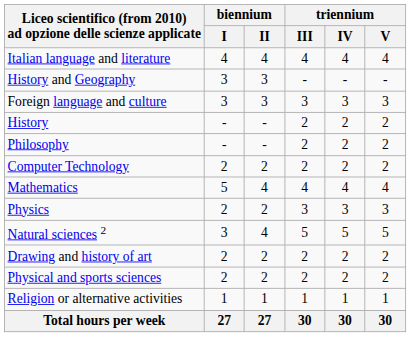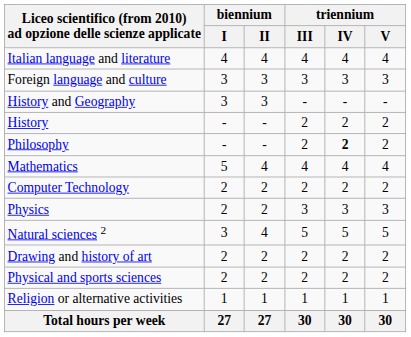rows swapped: (87, 101) <-> (71, 79)
(345, 144) normal -> (345, 144) bold
rows swapped: (43, 187) <-> (68, 166)
